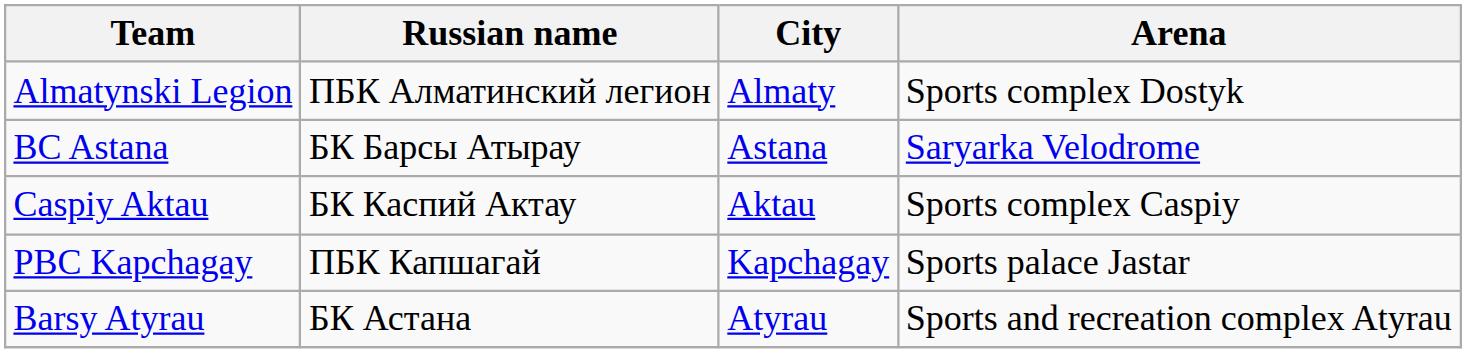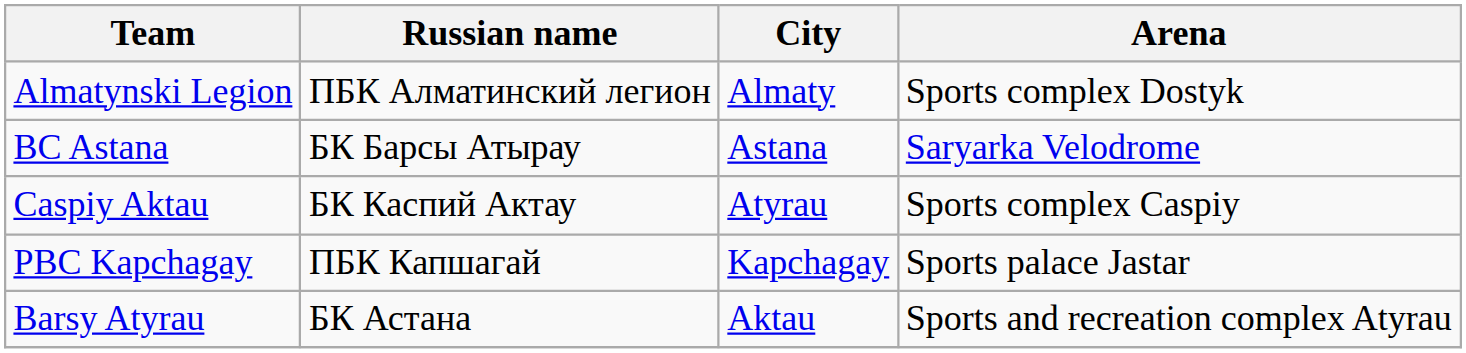(771, 204) Aktau -> (777, 204) Atyrau
(777, 318) Atyrau -> (771, 318) Aktau
